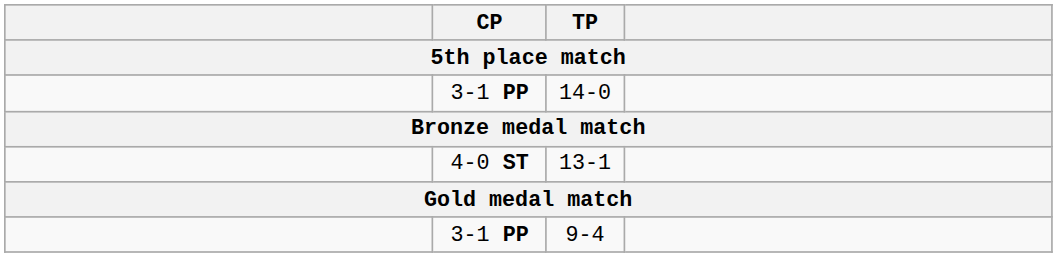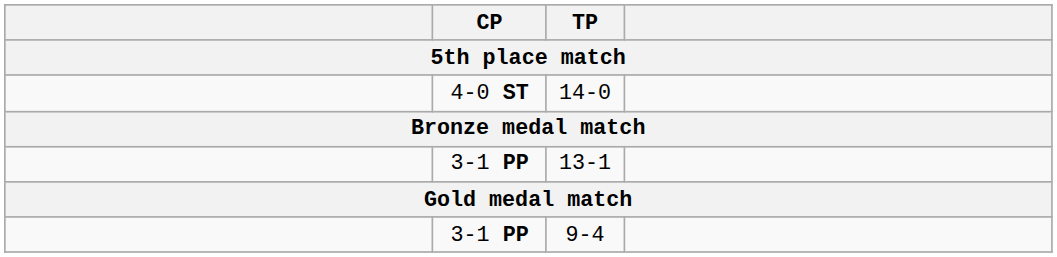(490, 93) 3-1 PP -> (490, 93) 4-0 ST
(490, 164) 4-0 ST -> (490, 164) 3-1 PP
